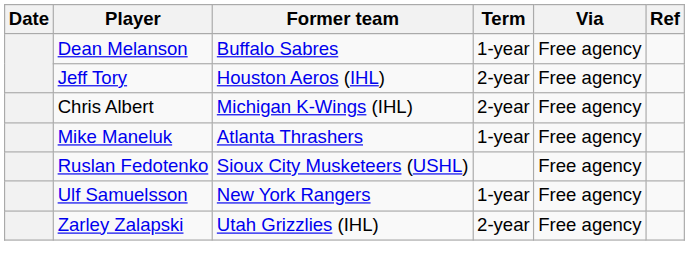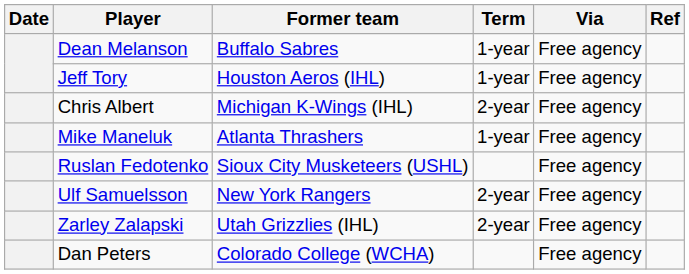(503, 78) 2-year -> (503, 78) 1-year
(503, 195) 1-year -> (503, 195) 2-year
+ row: (104, 254)
